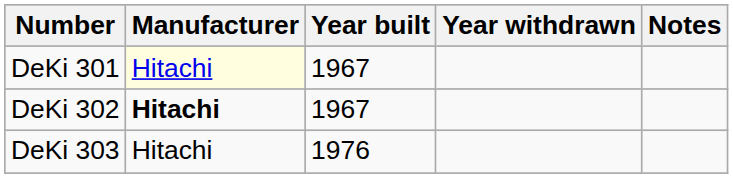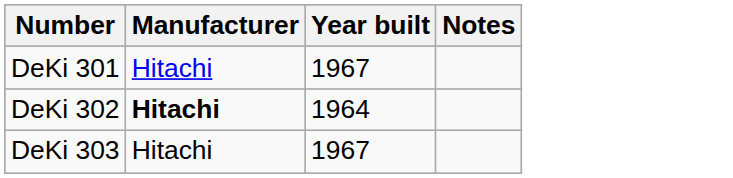- column: (539, 25)
(172, 67) lightyellow background -> (172, 67) no background
(340, 109) 1967 -> (340, 109) 1964
(340, 151) 1976 -> (340, 151) 1967
